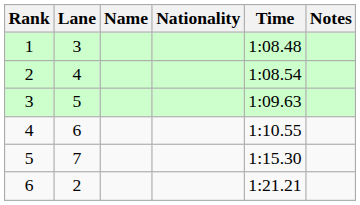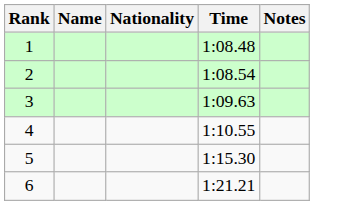- column: (77, 18)
